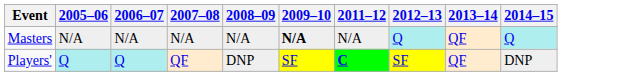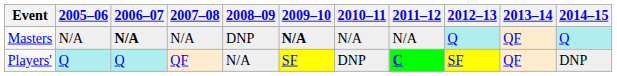+ column: (362, 15)
(127, 37) normal -> (127, 37) bold
(238, 37) N/A -> (240, 37) DNP
(240, 60) DNP -> (238, 60) N/A
